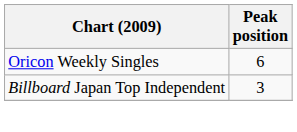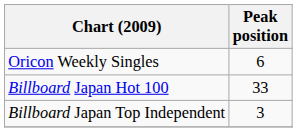+ row: (88, 87)
